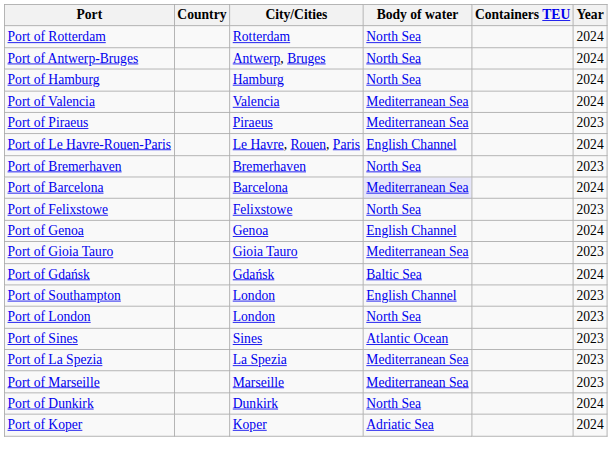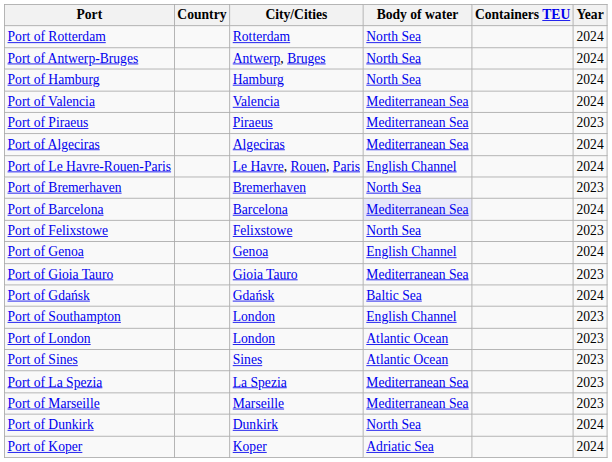+ row: (54, 144)
(394, 317) North Sea -> (407, 338) Atlantic Ocean
